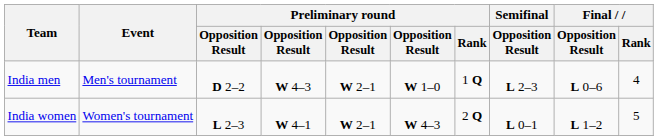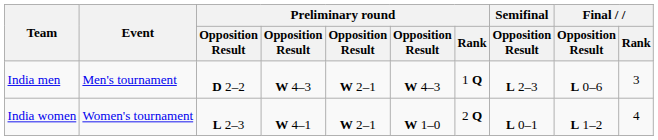(422, 87) W 1–0 -> (422, 87) W 4–3
(636, 80) 4 -> (636, 80) 3
(422, 124) W 4–3 -> (422, 124) W 1–0
(636, 117) 5 -> (636, 117) 4
